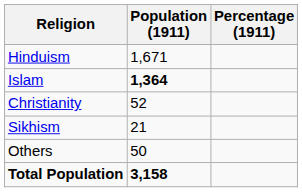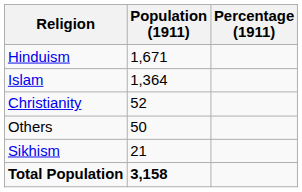(149, 80) bold -> (149, 80) normal
rows swapped: (34, 127) <-> (30, 151)
